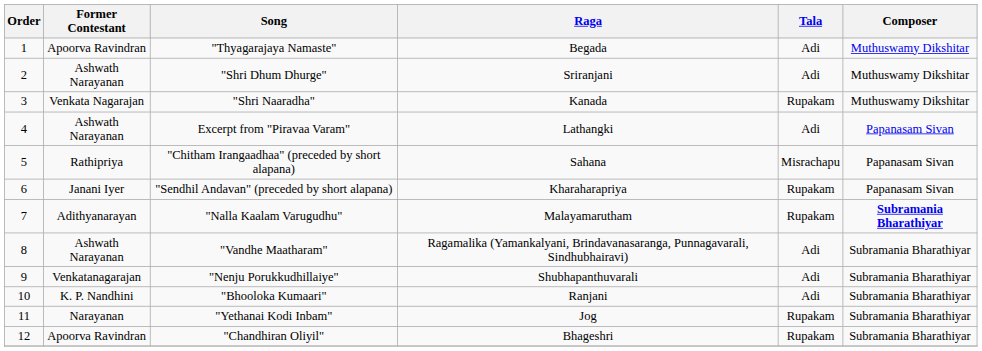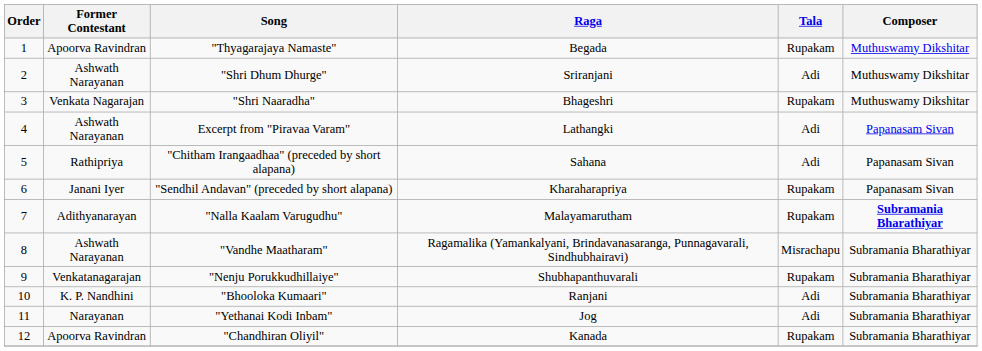(811, 48) Adi -> (811, 48) Rupakam
(588, 101) Kanada -> (588, 101) Bhageshri
(811, 162) Misrachapu -> (811, 162) Adi
(811, 249) Adi -> (811, 249) Misrachapu
(811, 276) Adi -> (811, 276) Rupakam
(811, 316) Rupakam -> (811, 316) Adi
(588, 336) Bhageshri -> (588, 336) Kanada
